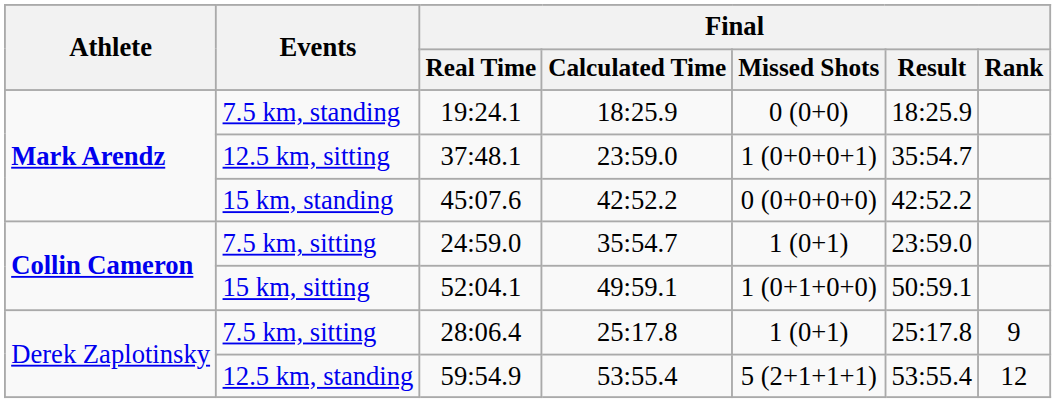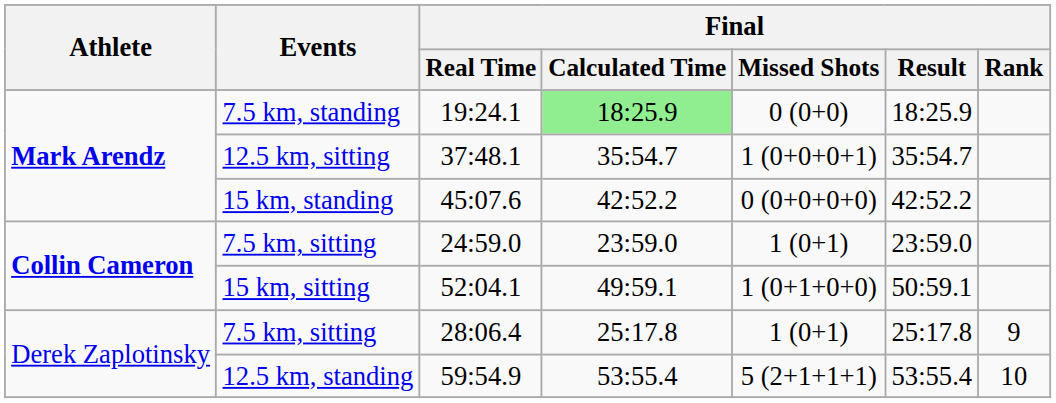(637, 112) no background -> (637, 112) lightgreen background
(637, 156) 23:59.0 -> (637, 156) 35:54.7
(637, 244) 35:54.7 -> (637, 244) 23:59.0
(1014, 375) 12 -> (1014, 375) 10
